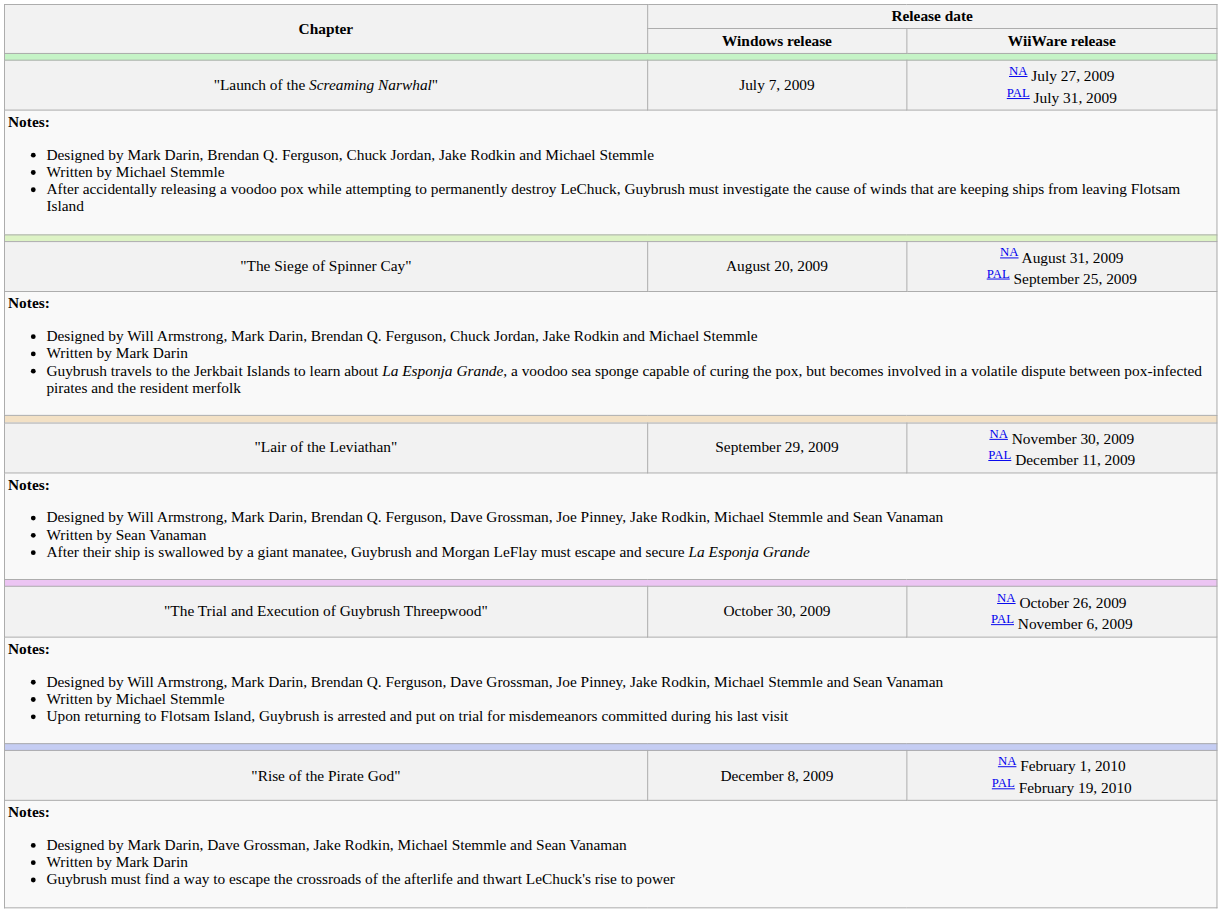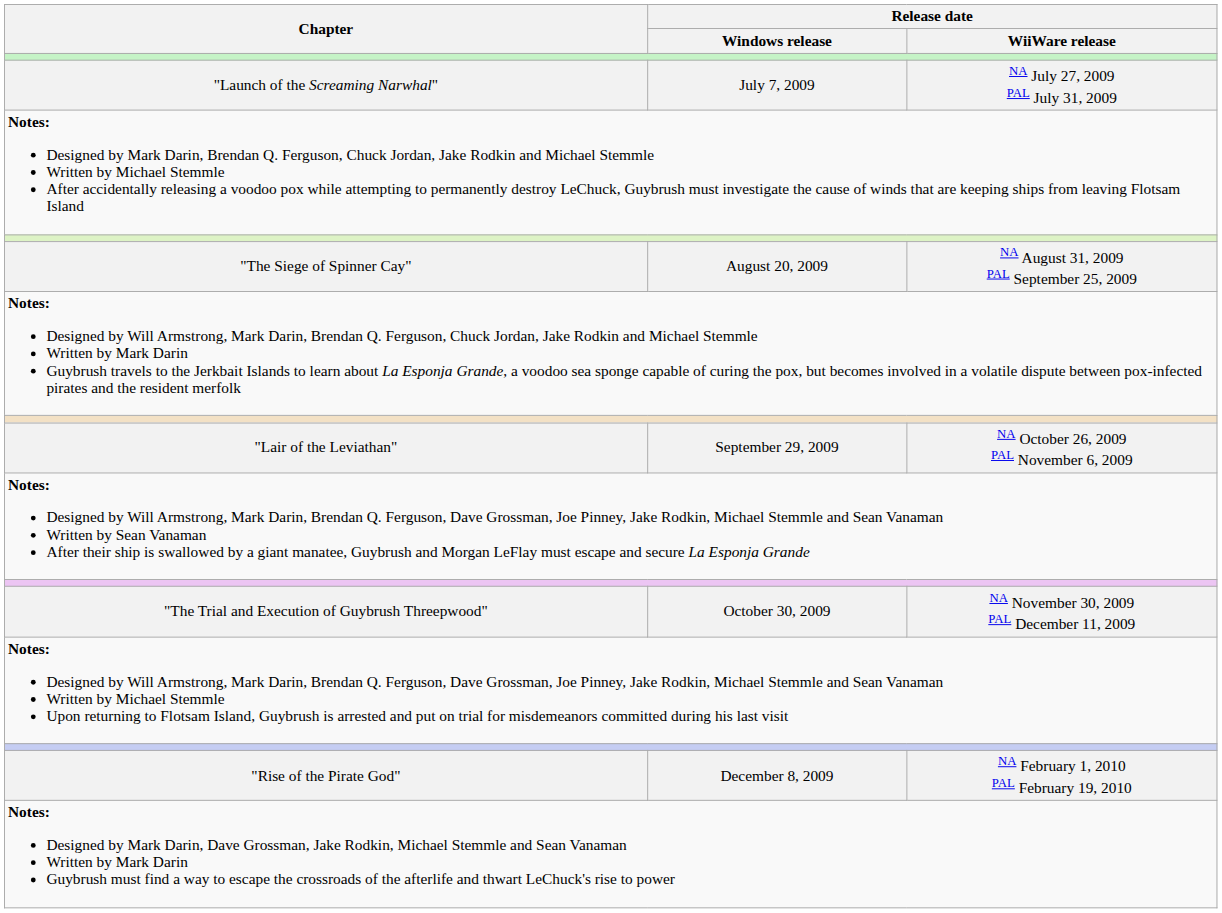(1062, 447) NA November 30, 2009 PAL December 11, 2009 -> (1062, 447) NA October 26, 2009 PAL November 6, 2009
(1062, 611) NA October 26, 2009 PAL November 6, 2009 -> (1062, 611) NA November 30, 2009 PAL December 11, 2009
